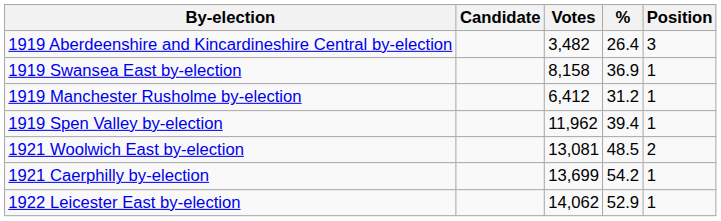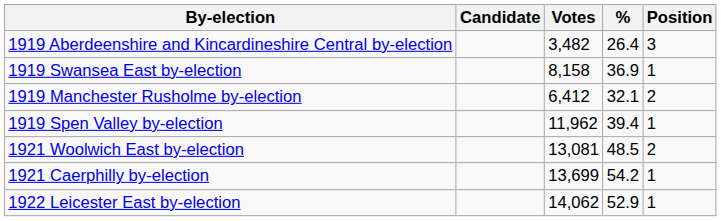(623, 96) 31.2 -> (623, 96) 32.1
(651, 96) 1 -> (651, 96) 2
